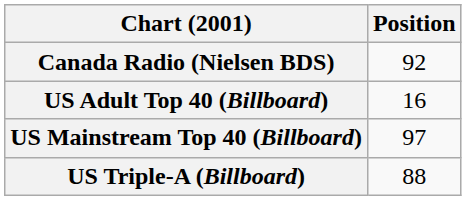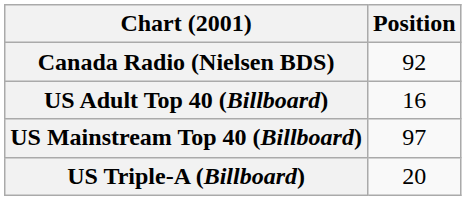(414, 175) 88 -> (414, 175) 20
